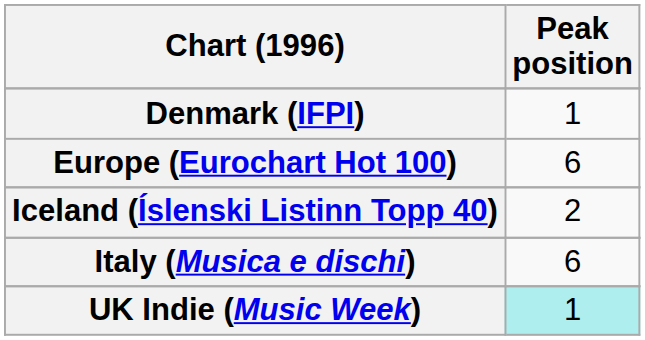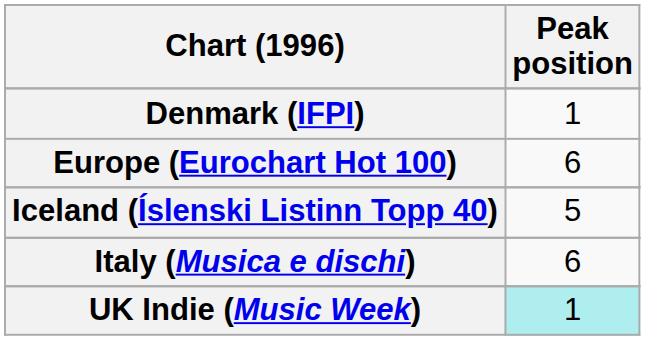(573, 211) 2 -> (573, 211) 5
